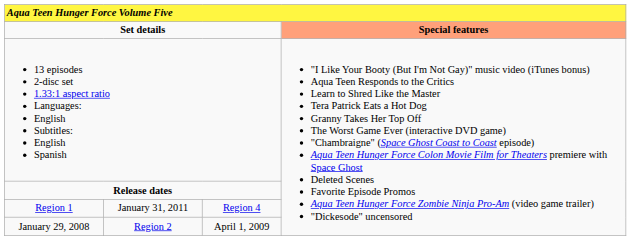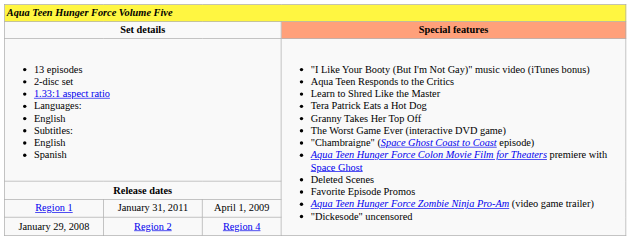(242, 208) Region 4 -> (242, 208) April 1, 2009
(242, 226) April 1, 2009 -> (242, 226) Region 4
